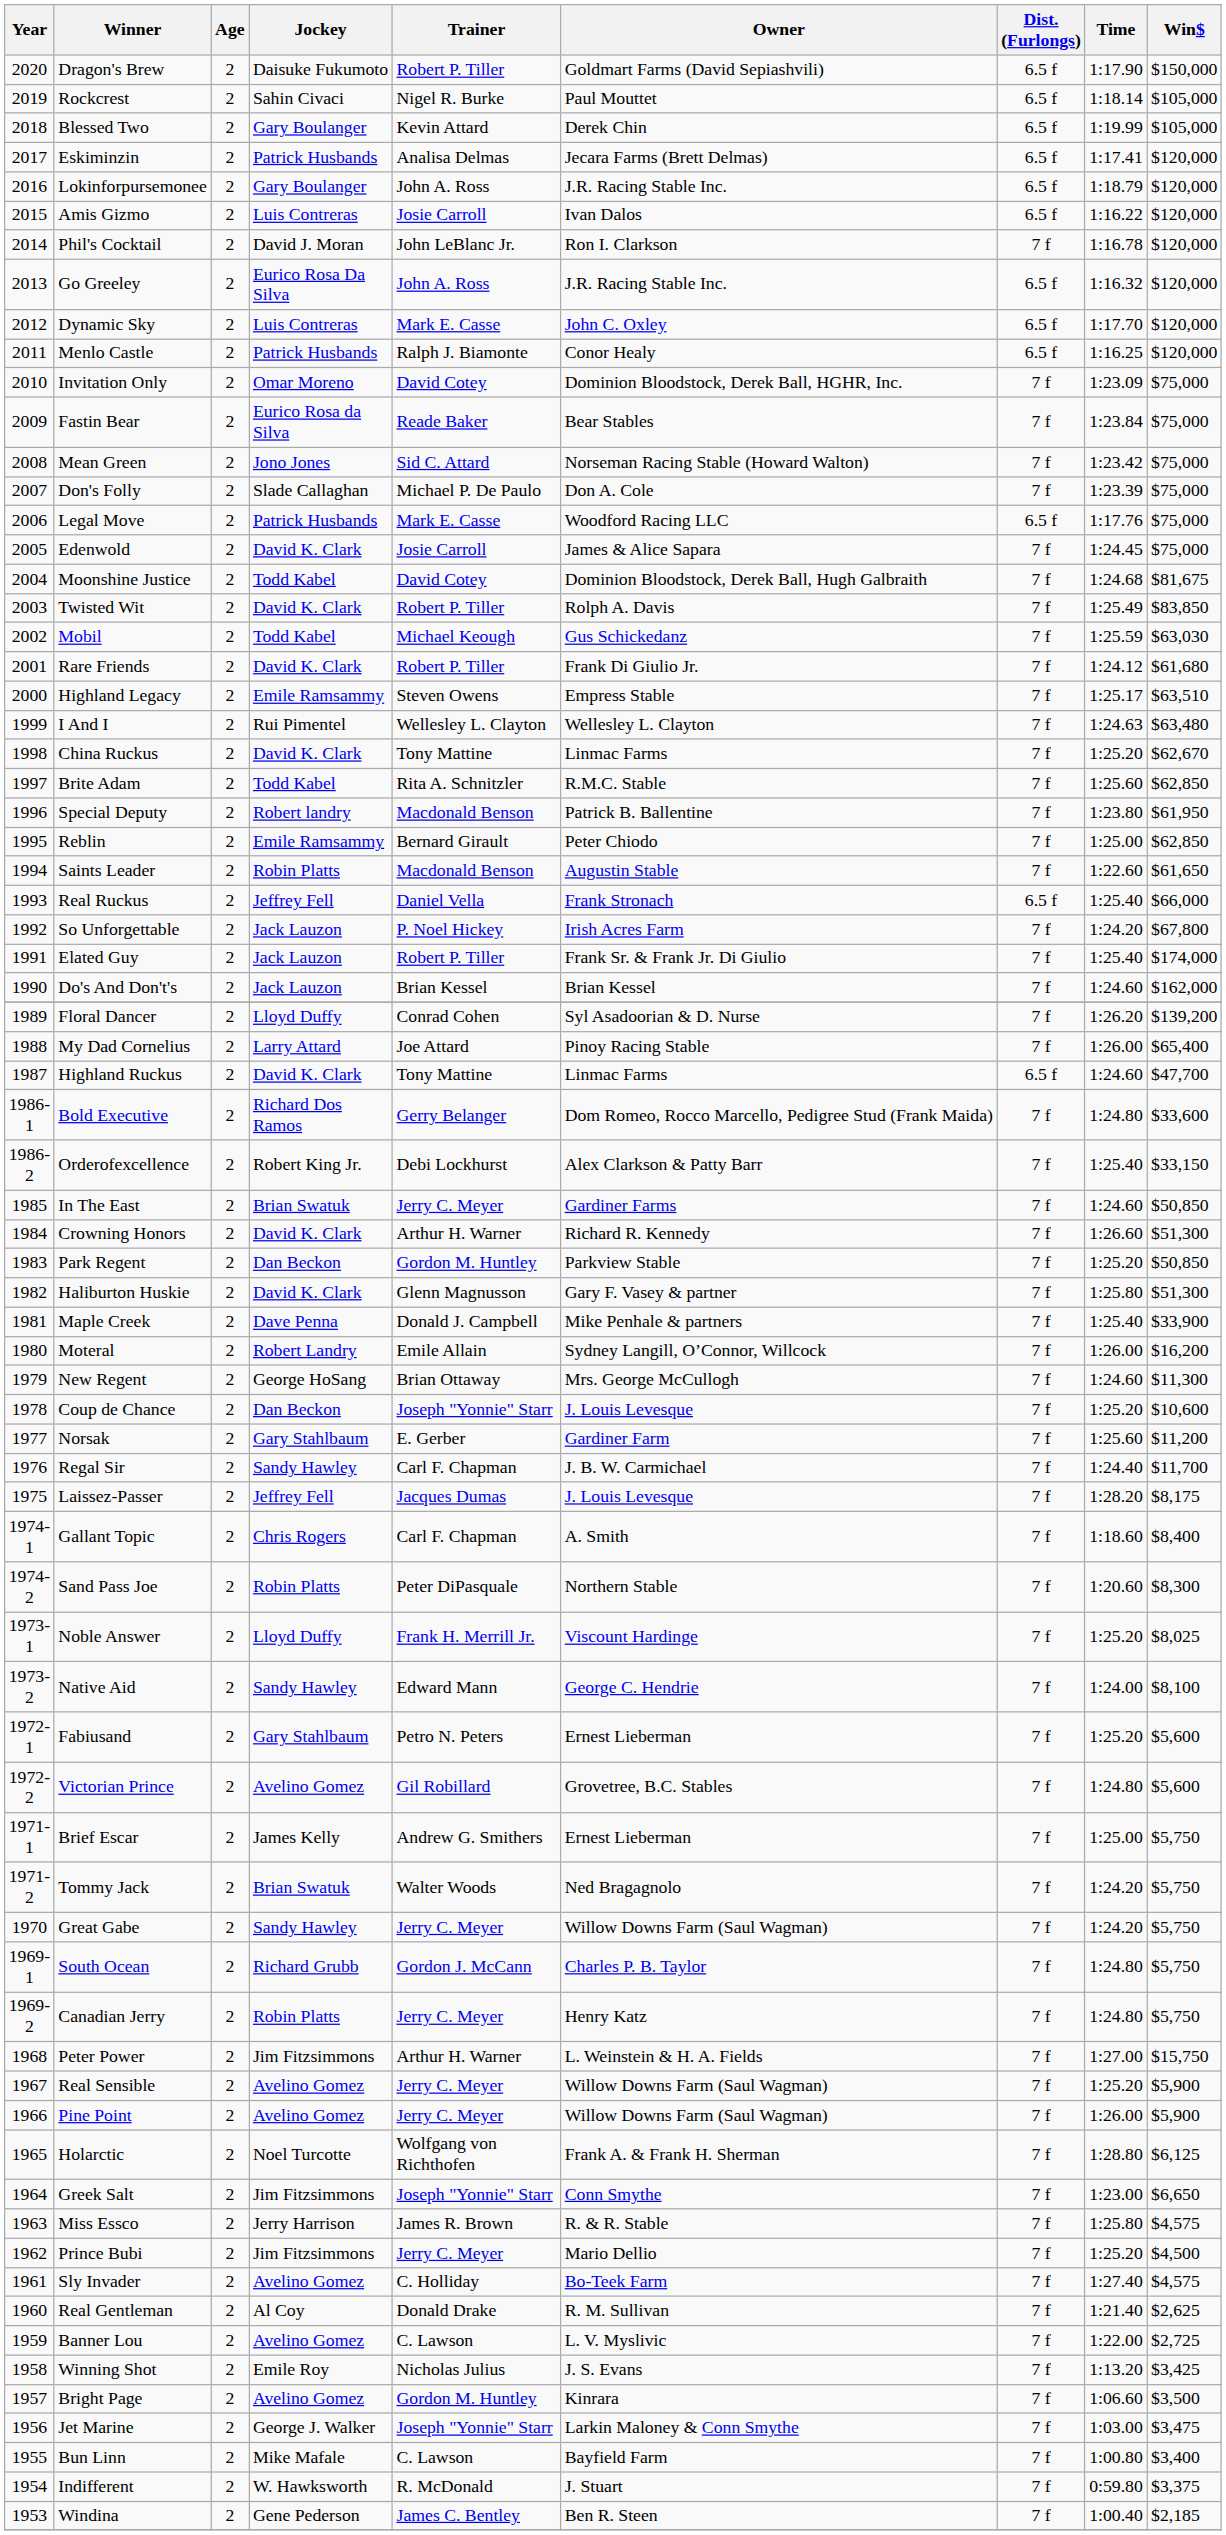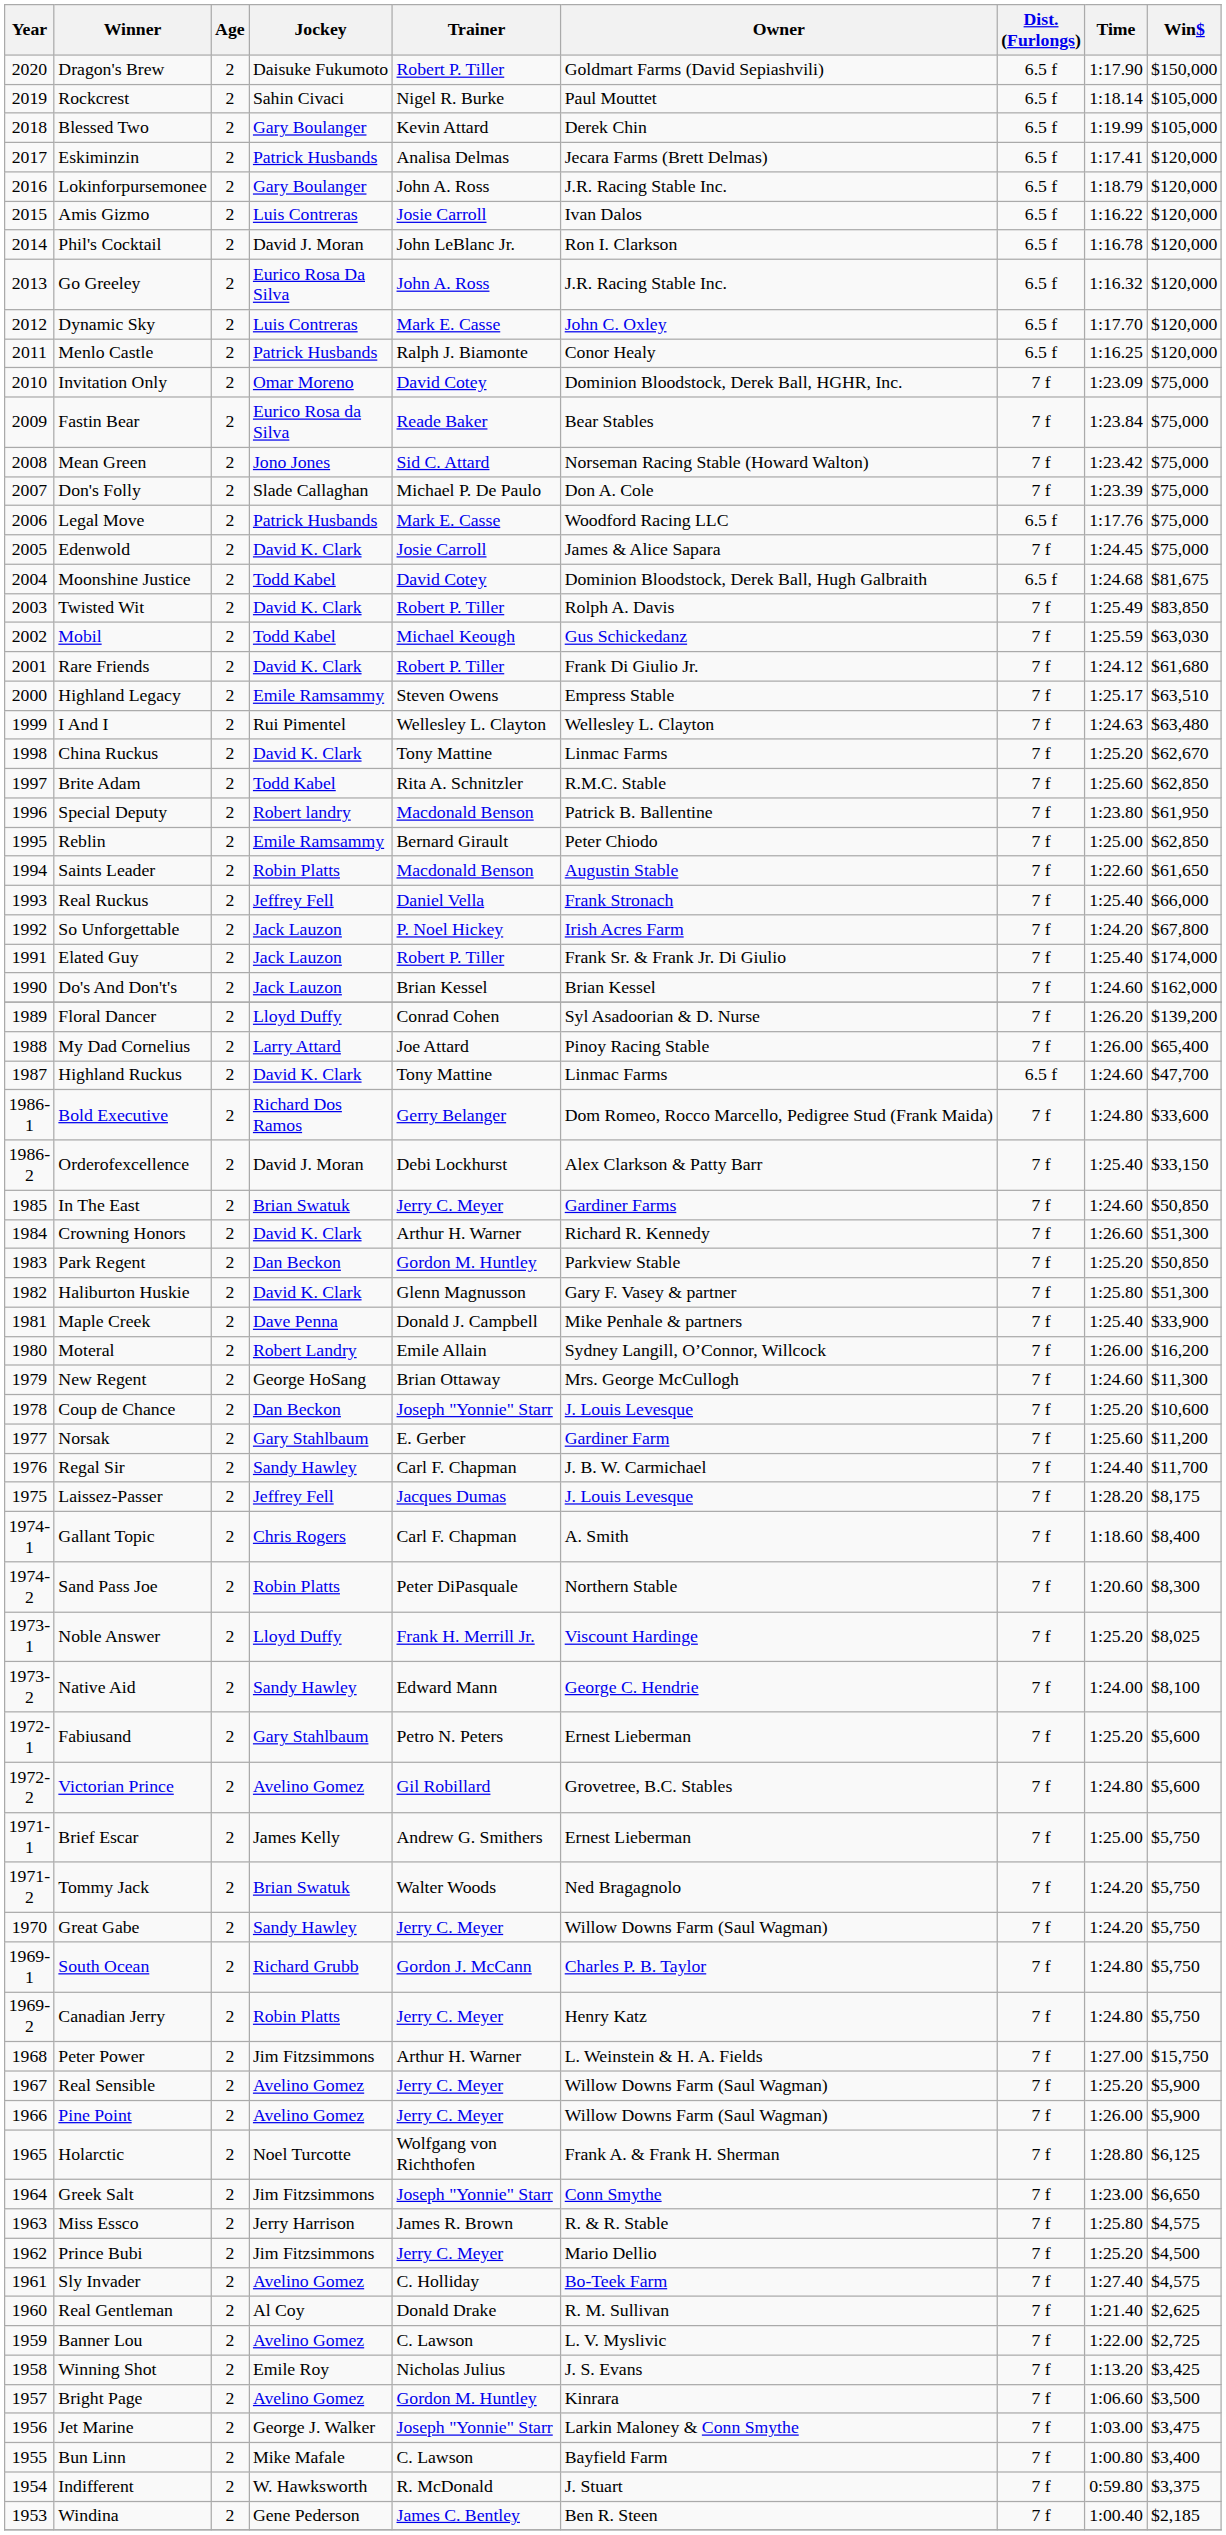(1041, 244) 7 f -> (1041, 244) 6.5 f
(1041, 578) 7 f -> (1041, 578) 6.5 f
(1041, 900) 6.5 f -> (1041, 900) 7 f
(307, 1165) Robert King Jr. -> (308, 1165) David J. Moran
